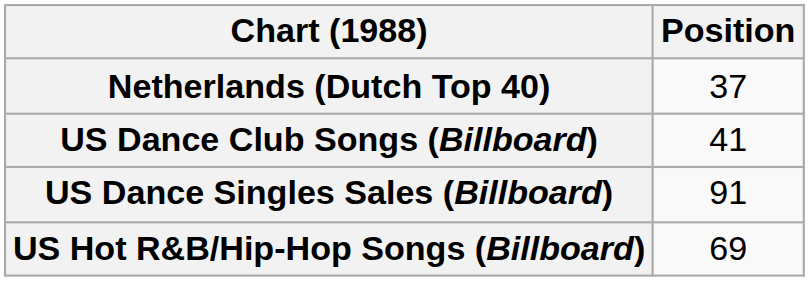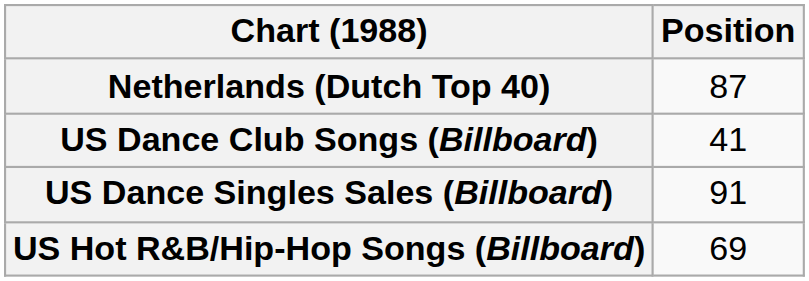(728, 85) 37 -> (728, 85) 87
